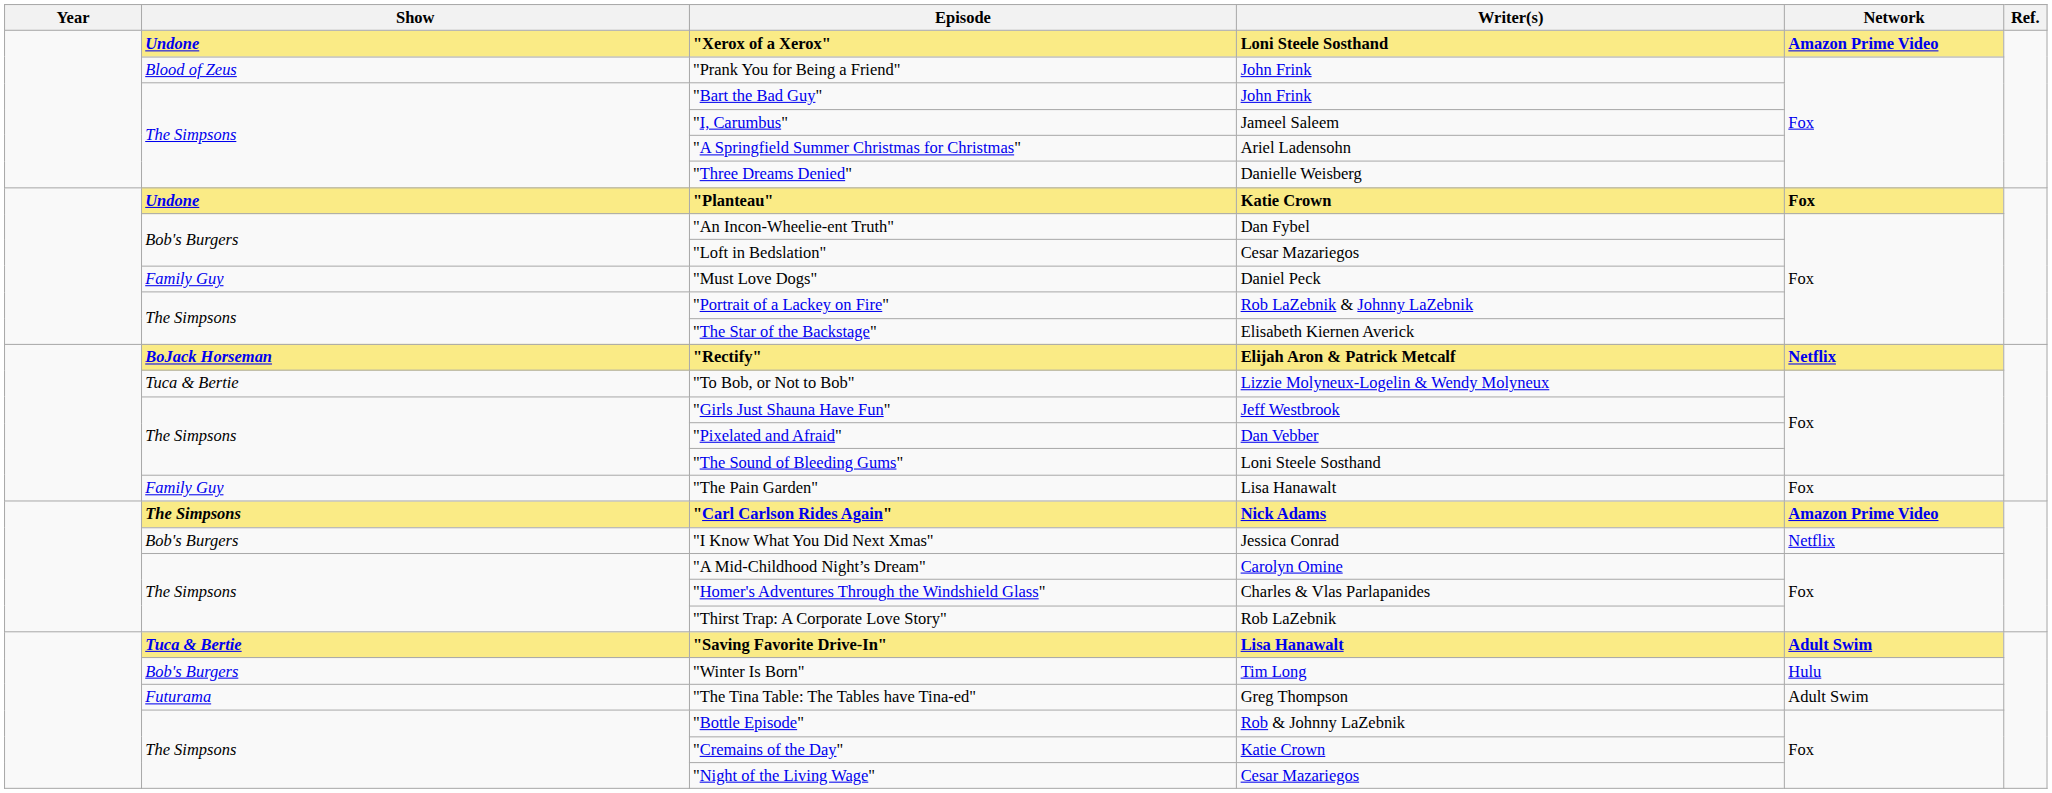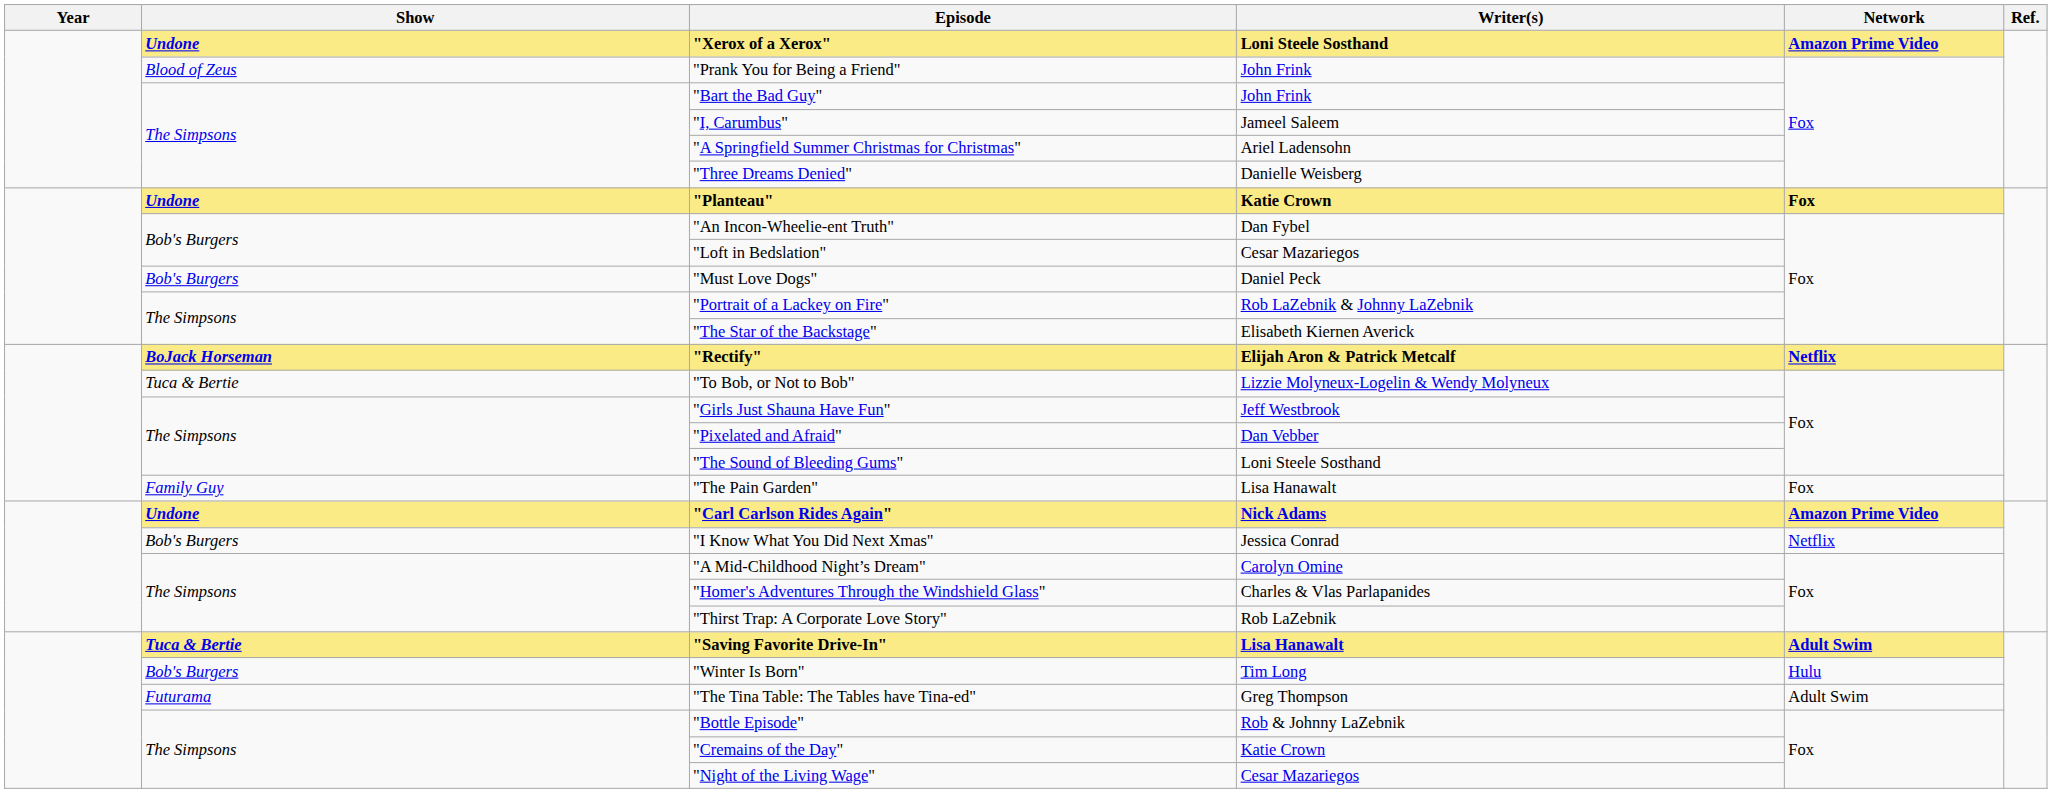(184, 278) Family Guy -> (192, 278) Bob's Burgers
(193, 514) The Simpsons -> (172, 514) Undone
